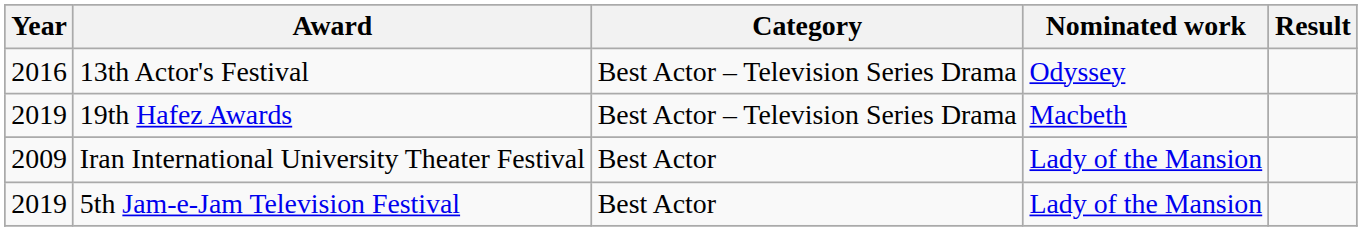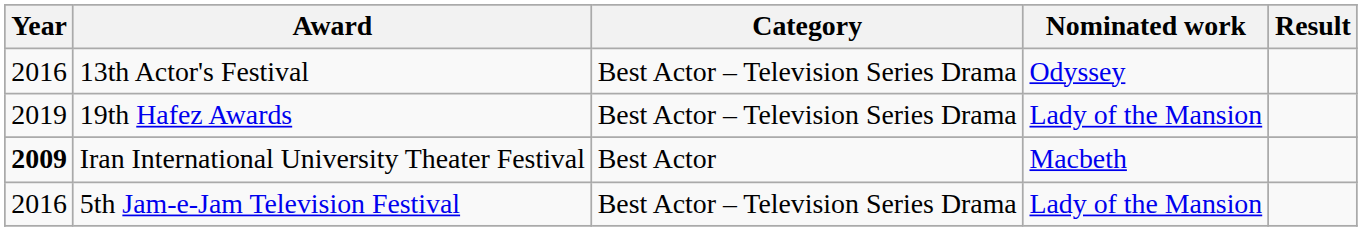(1078, 114) Macbeth -> (1146, 114) Lady of the Mansion
(39, 159) normal -> (39, 159) bold
(1146, 159) Lady of the Mansion -> (1078, 159) Macbeth
(39, 203) 2019 -> (39, 203) 2016
(657, 203) Best Actor -> (807, 203) Best Actor – Television Series Drama
